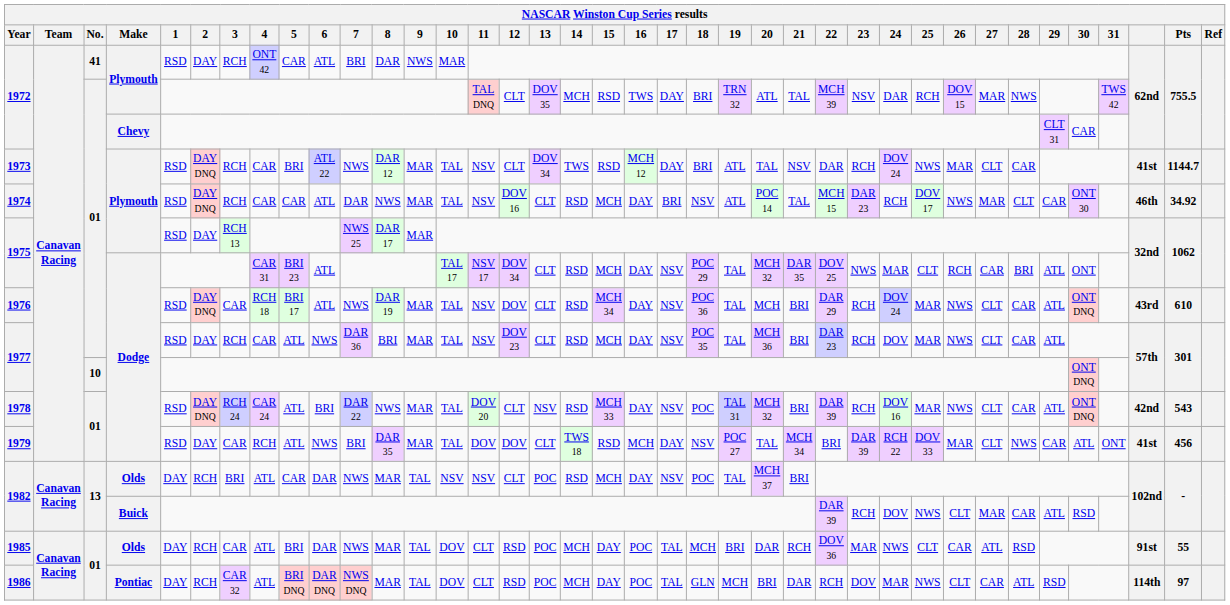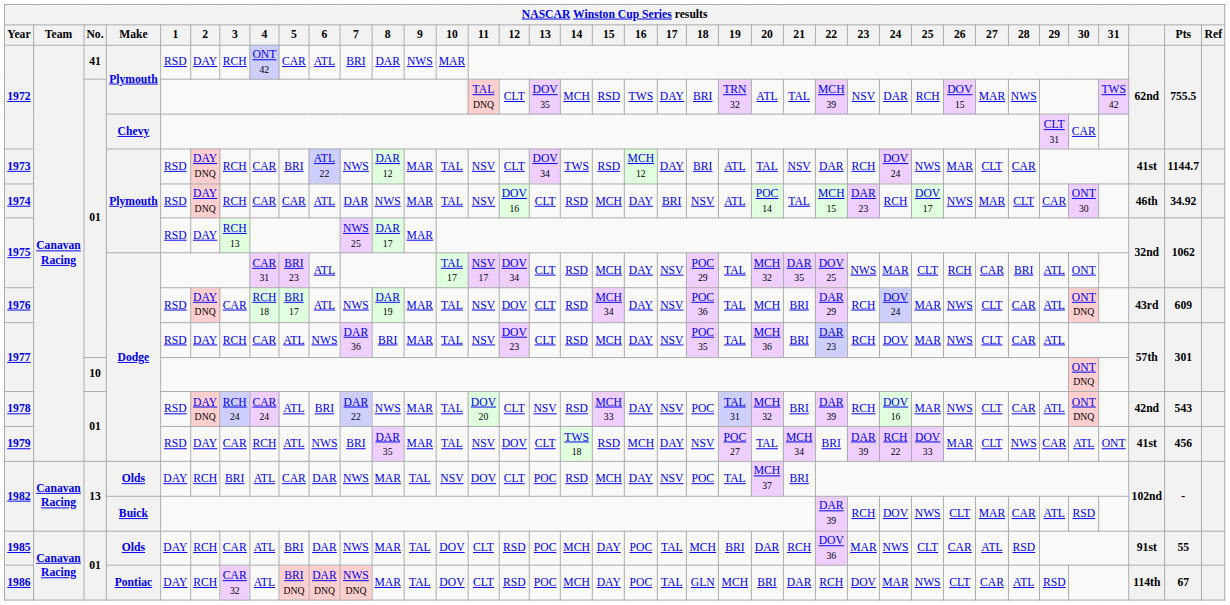(1183, 305) 610 -> (1183, 305) 609
(483, 443) DOV -> (483, 443) NSV
(483, 478) NSV -> (483, 478) DOV
(1183, 582) 97 -> (1183, 582) 67
